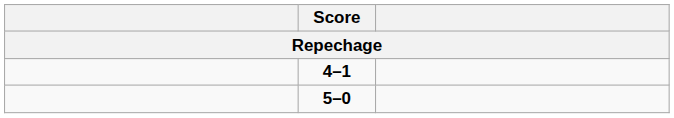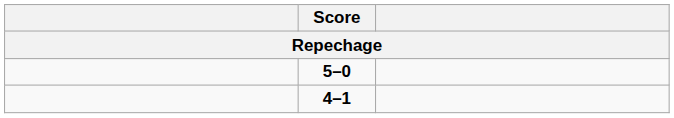rows swapped: (337, 98) <-> (337, 71)
